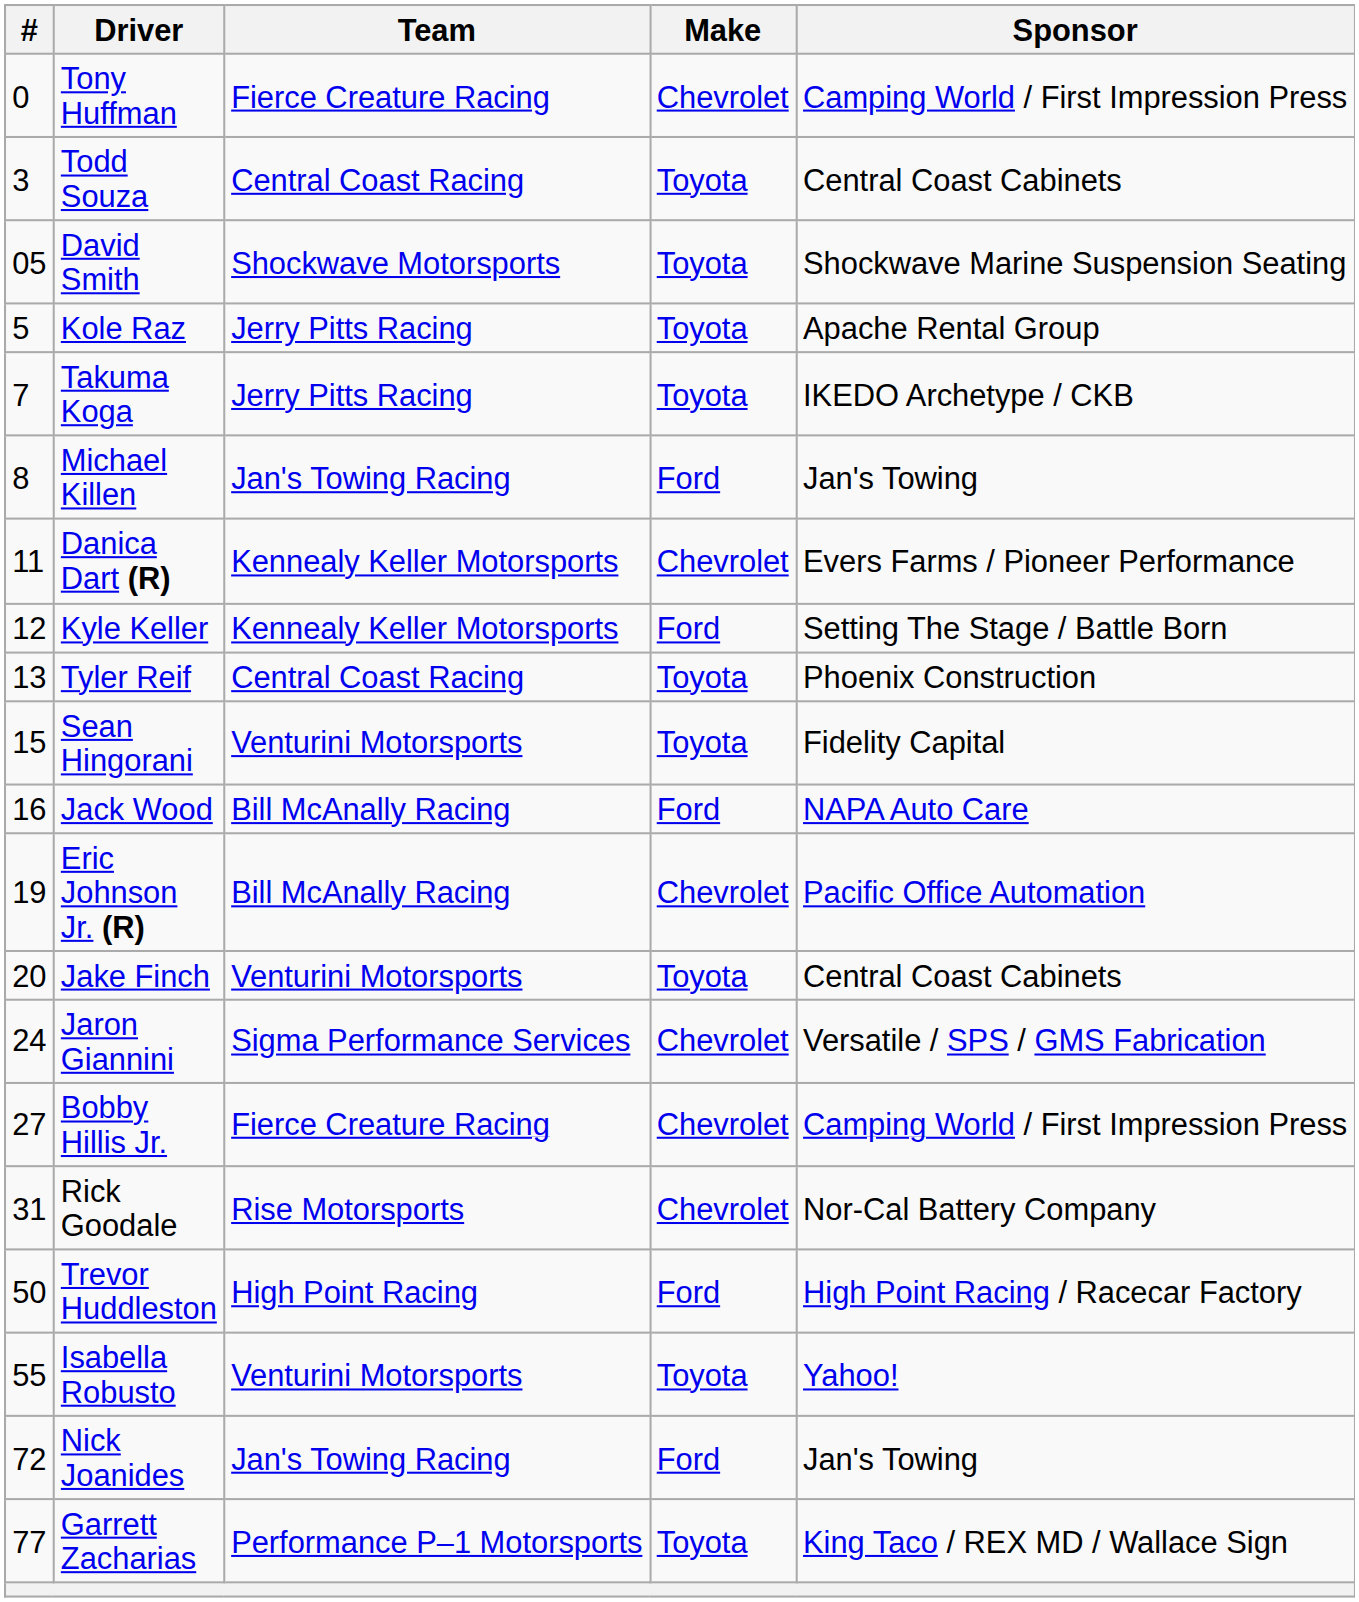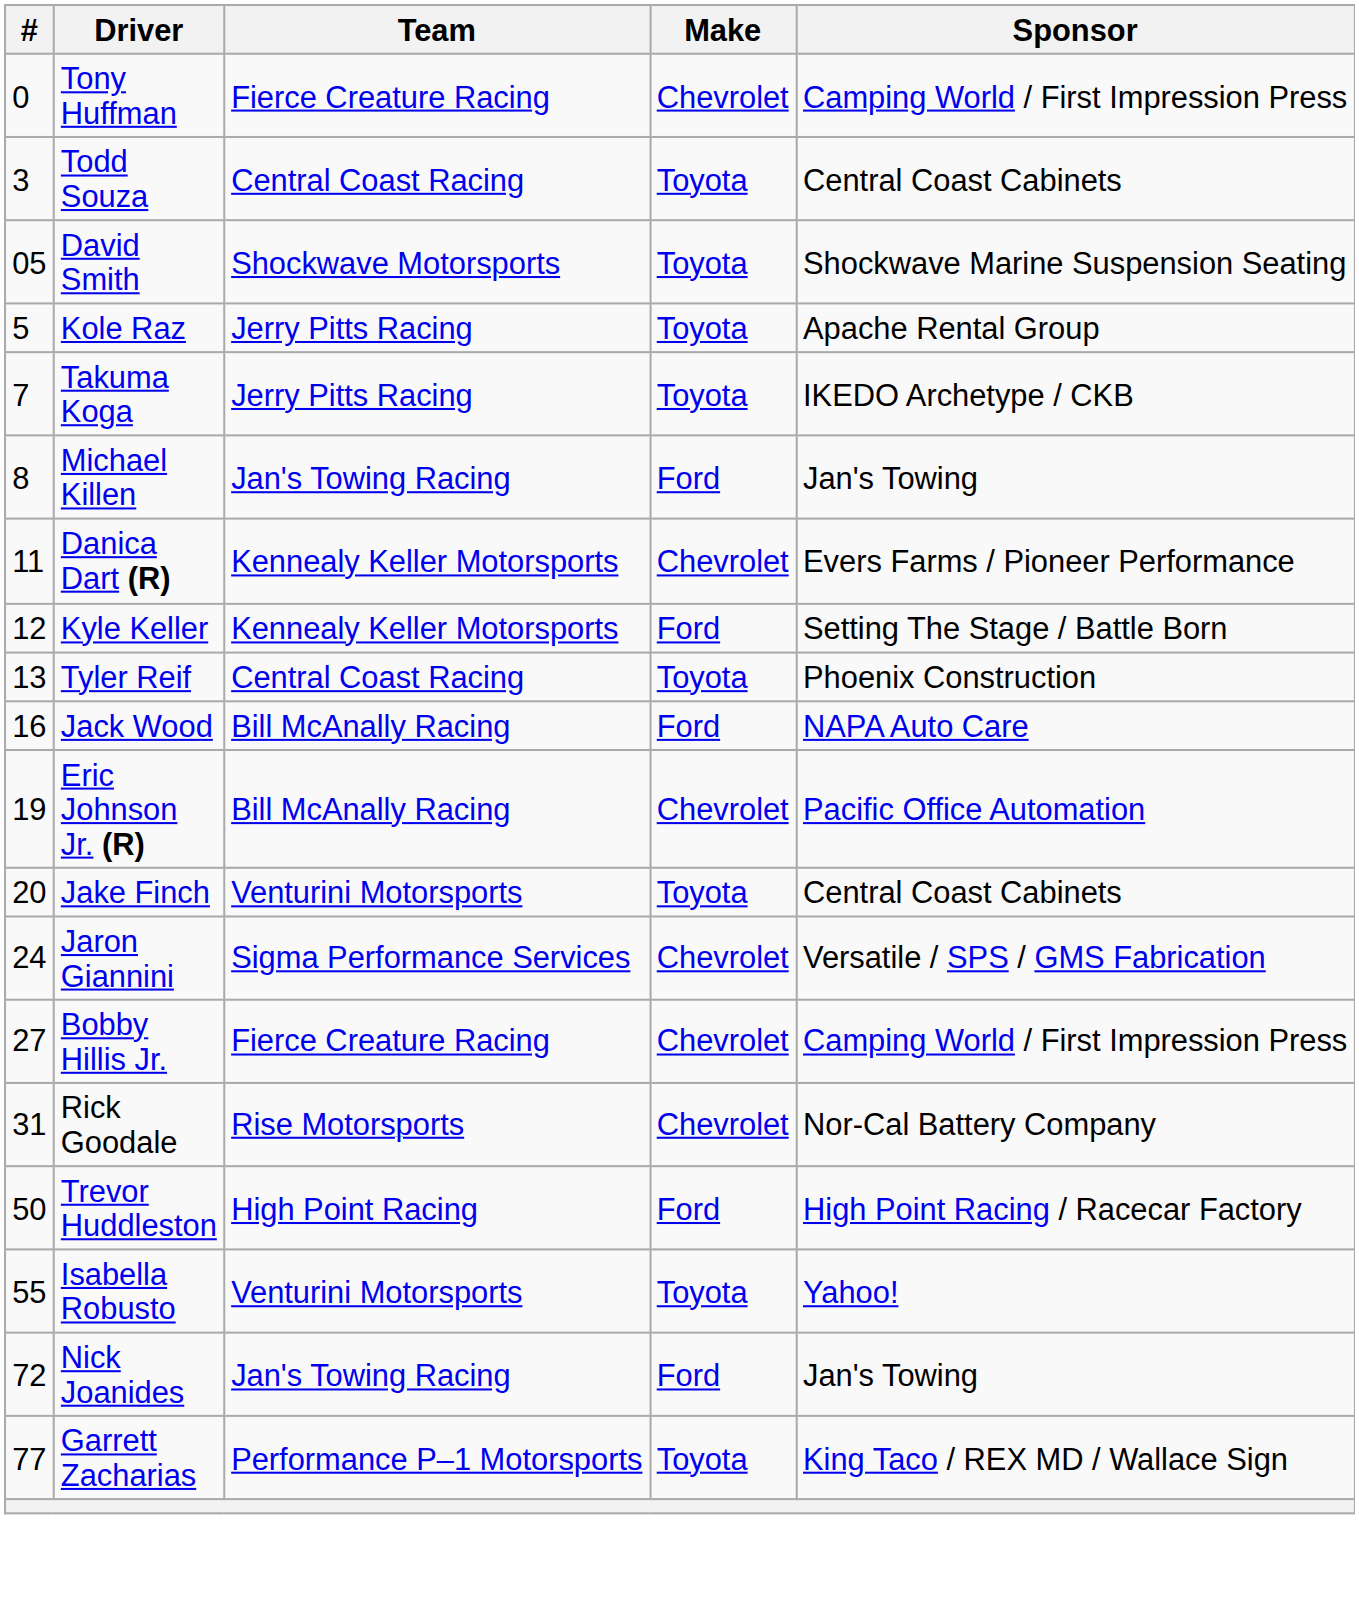- row: (127, 742)
